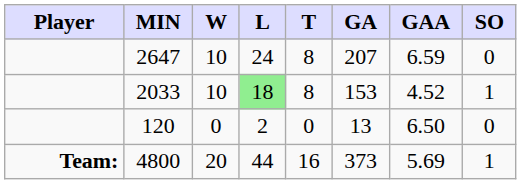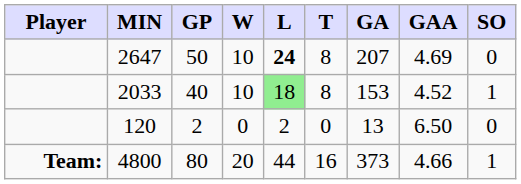+ column: (197, 21)
(262, 56) normal -> (284, 56) bold
(426, 56) 6.59 -> (433, 56) 4.69
(426, 160) 5.69 -> (433, 160) 4.66
